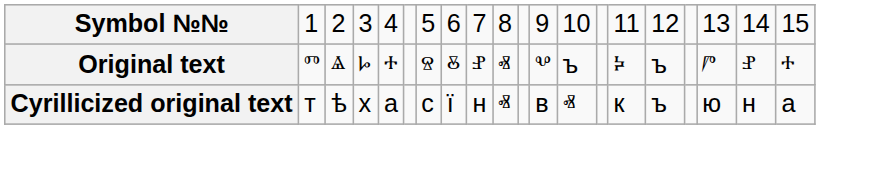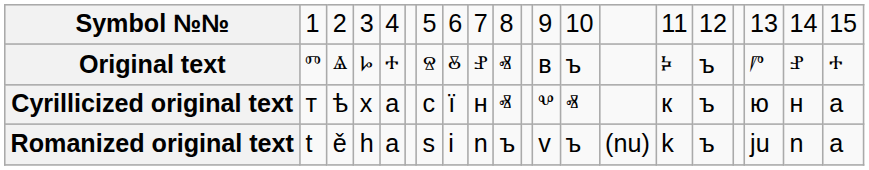(543, 64) ⰲ -> (545, 64) в
(542, 104) в -> (546, 104) ⰲ
+ row: (152, 143)
